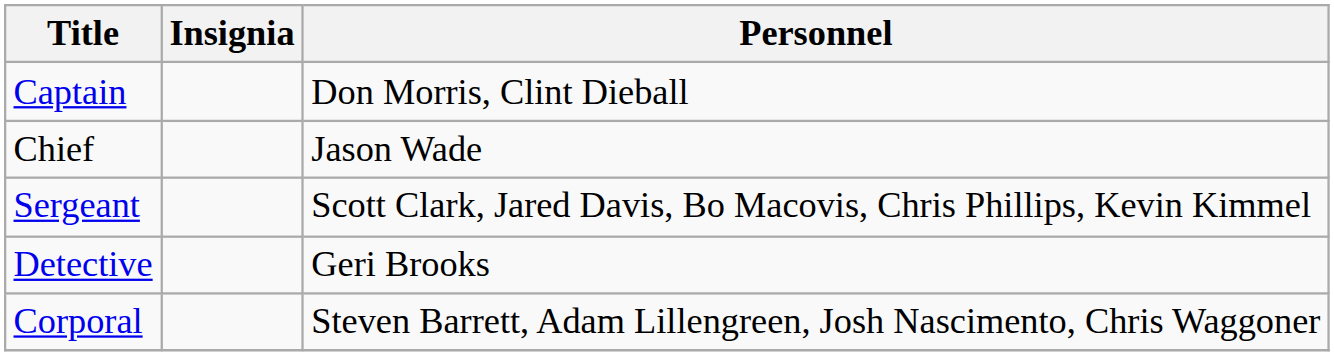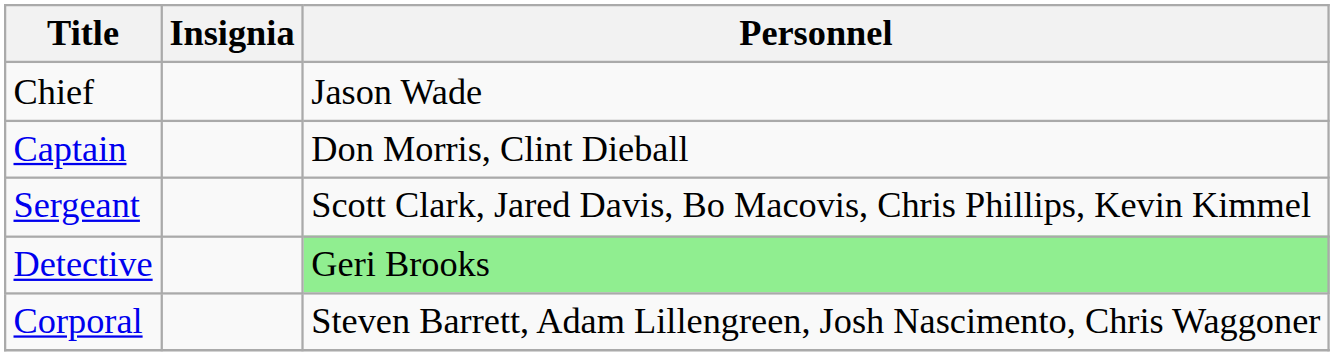rows swapped: (54, 148) <-> (70, 90)
(401, 263) no background -> (401, 263) lightgreen background
